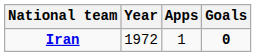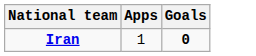- column: (141, 16)
